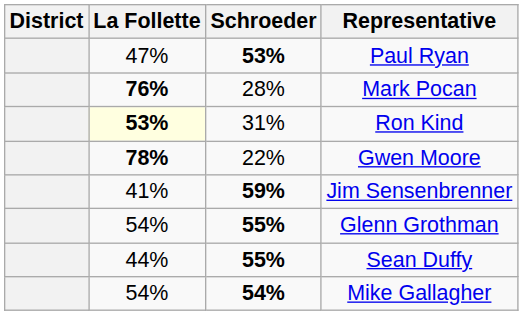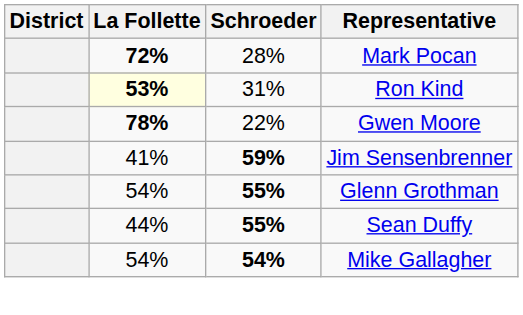- row: (419, 55)
(147, 89) 76% -> (147, 55) 72%
